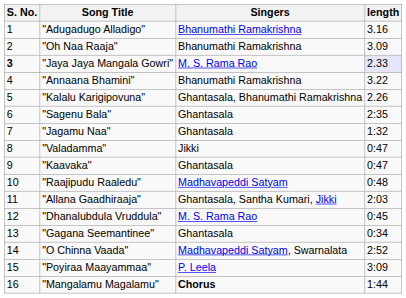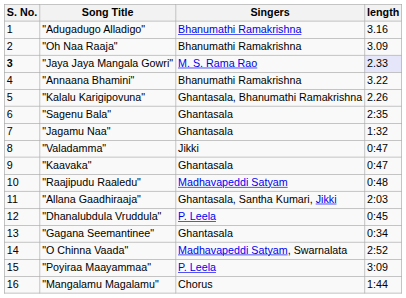(218, 217) M. S. Rama Rao -> (197, 217) P. Leela
(197, 285) bold -> (195, 285) normal
